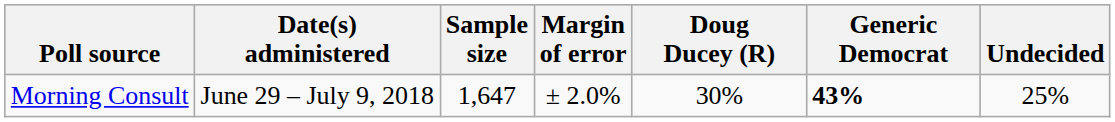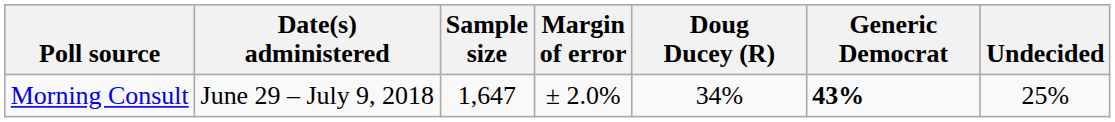(719, 95) 30% -> (719, 95) 34%
